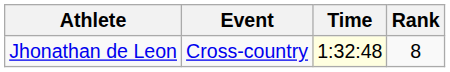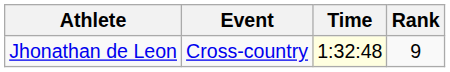(416, 51) 8 -> (416, 51) 9
